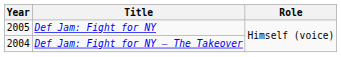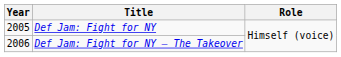(18, 44) 2004 -> (18, 44) 2006
